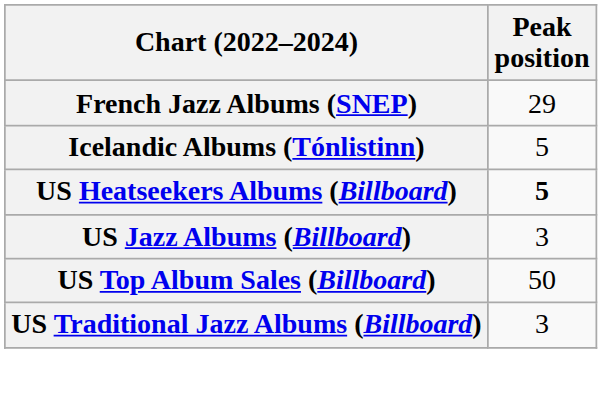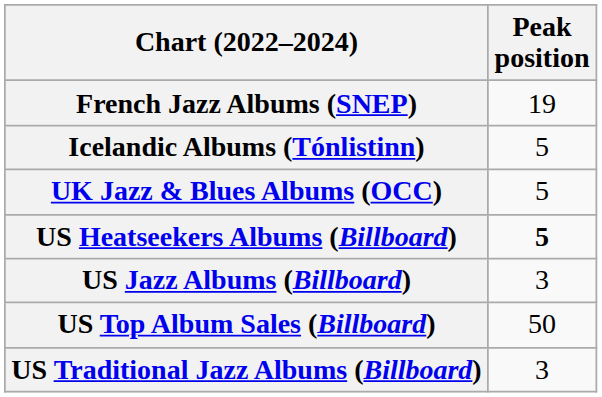(542, 102) 29 -> (542, 102) 19
+ row: (247, 191)
